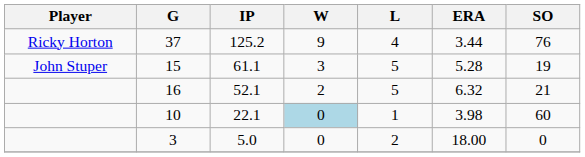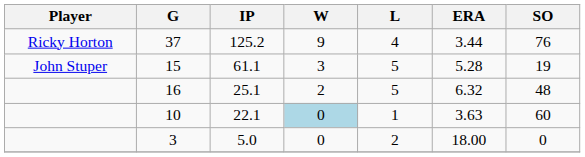(247, 90) 52.1 -> (247, 90) 25.1
(543, 90) 21 -> (543, 90) 48
(469, 115) 3.98 -> (469, 115) 3.63
